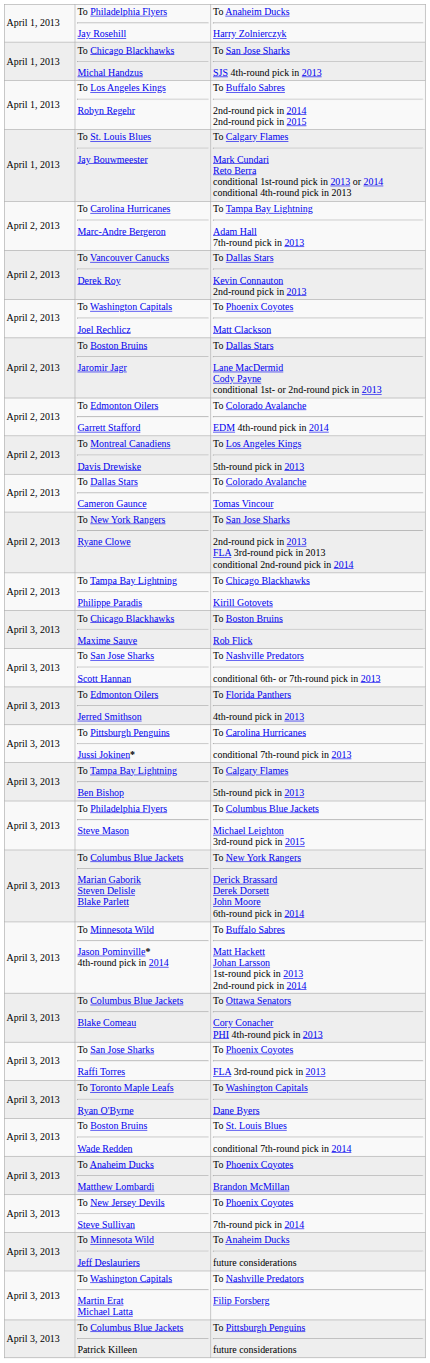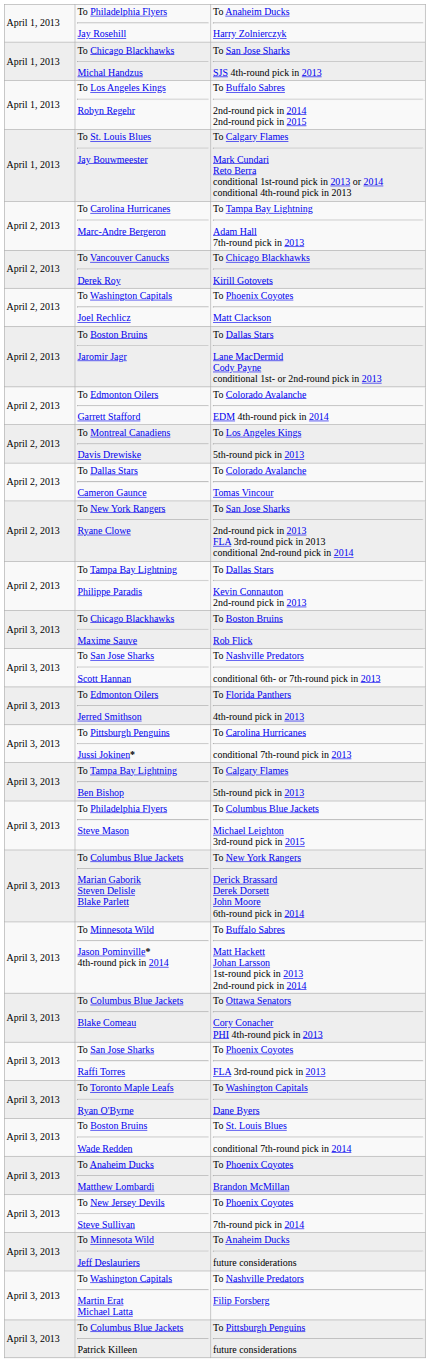(318, 275) To Dallas Stars Kevin Connauton 2nd-round pick in 2013 -> (318, 269) To Chicago Blackhawks Kirill Gotovets
(318, 591) To Chicago Blackhawks Kirill Gotovets -> (318, 586) To Dallas Stars Kevin Connauton 2nd-round pick in 2013
